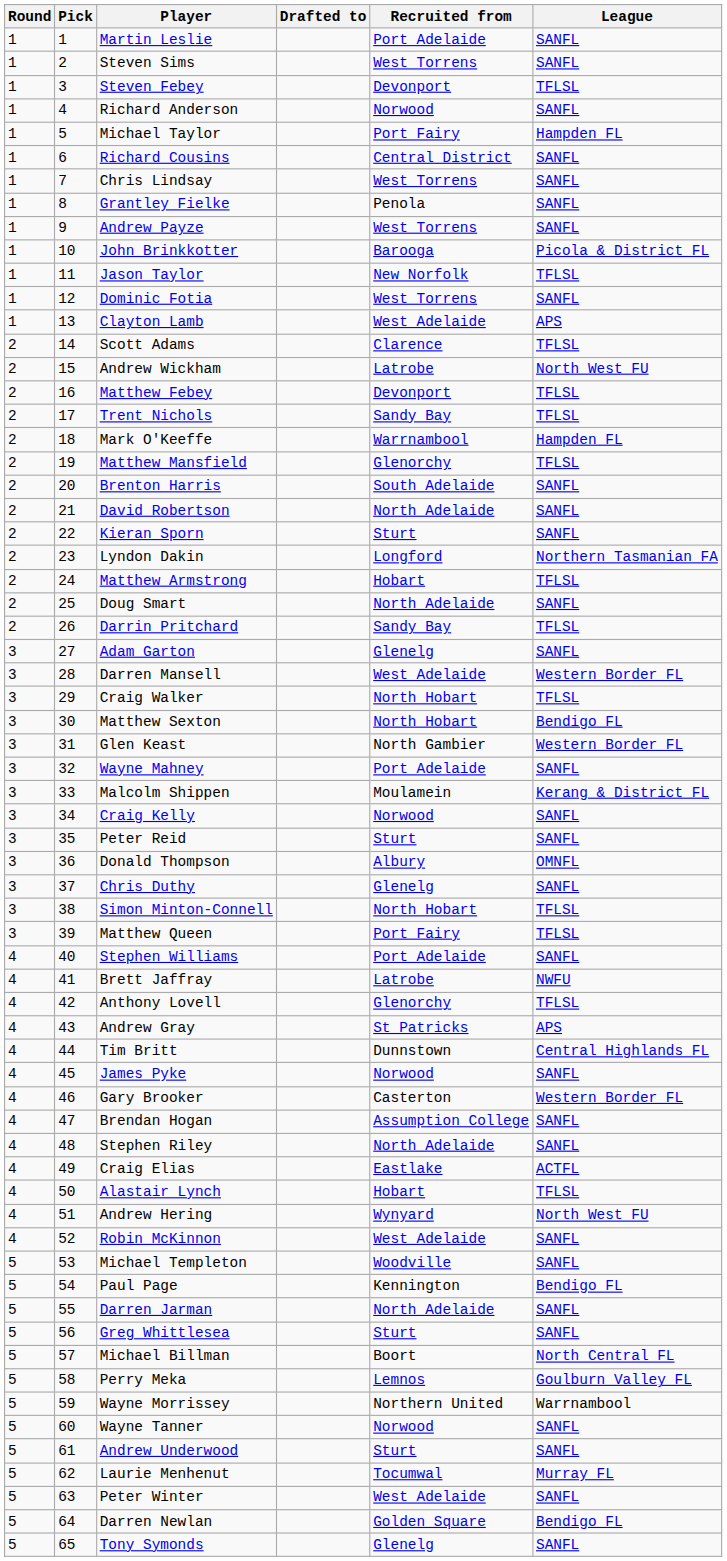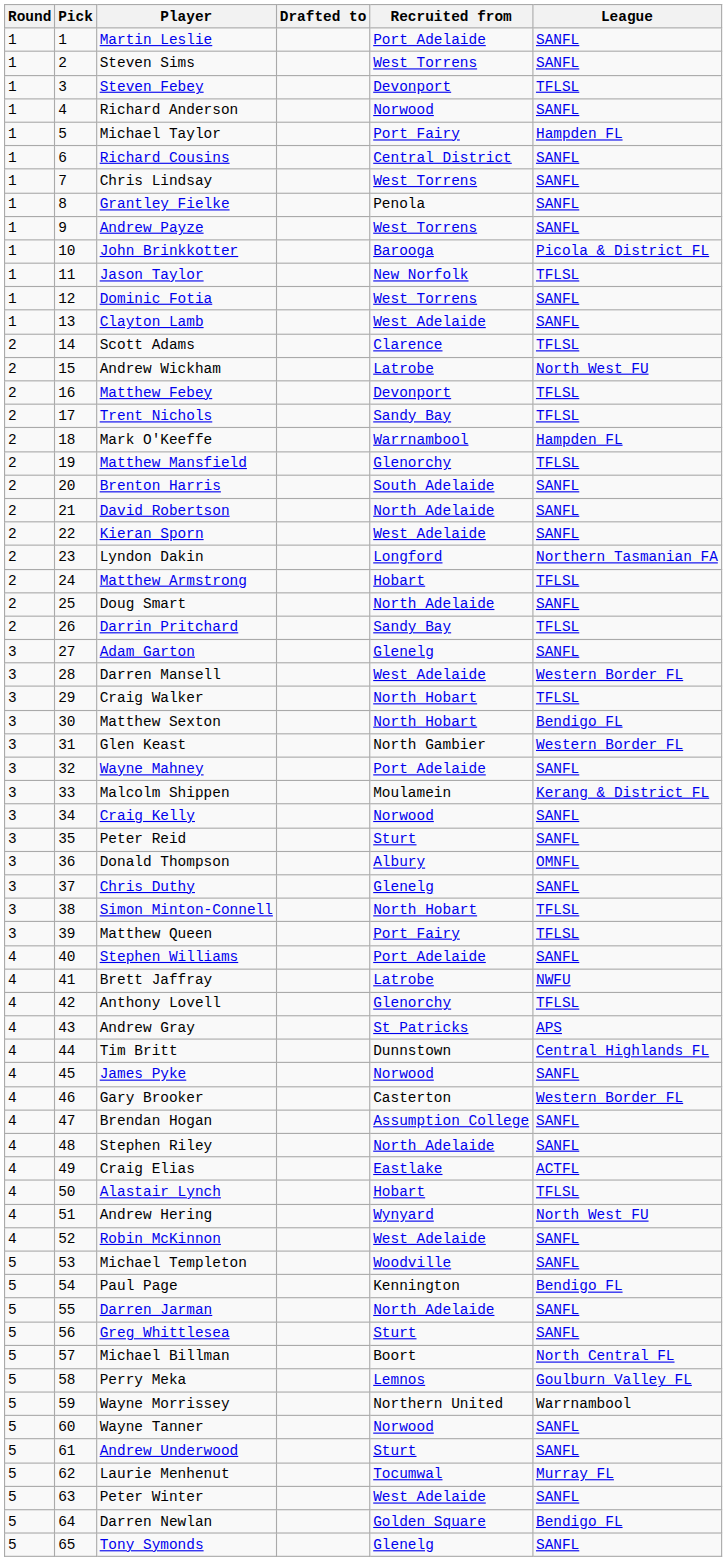(549, 322) APS -> (558, 322) SANFL
(395, 534) Sturt -> (430, 534) West Adelaide
